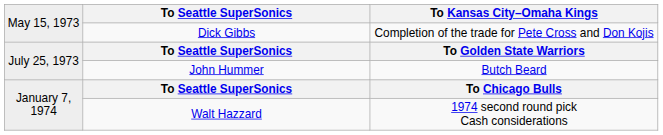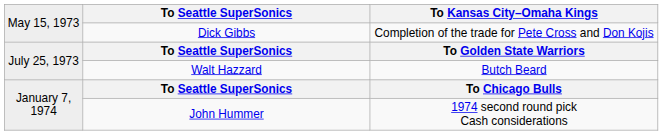(227, 70) John Hummer -> (227, 70) Walt Hazzard
(227, 114) Walt Hazzard -> (227, 114) John Hummer
